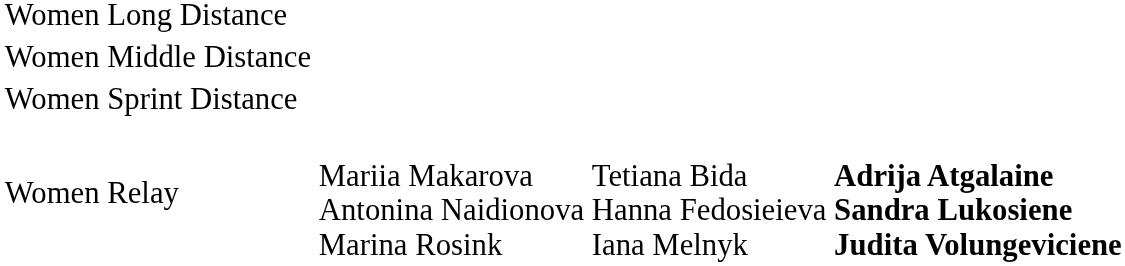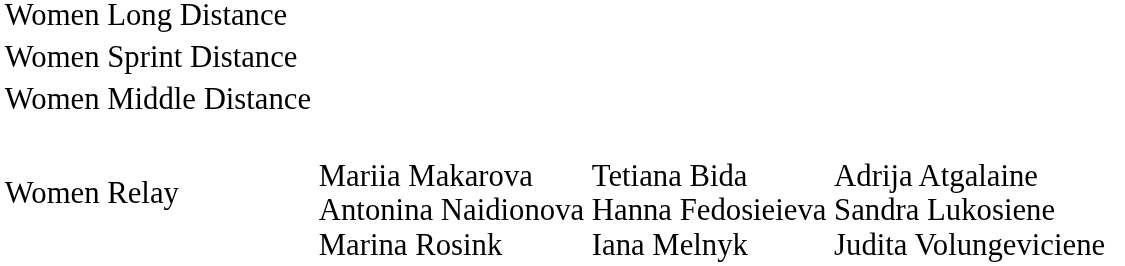rows swapped: (158, 56) <-> (151, 99)
(978, 210) bold -> (970, 210) normal
